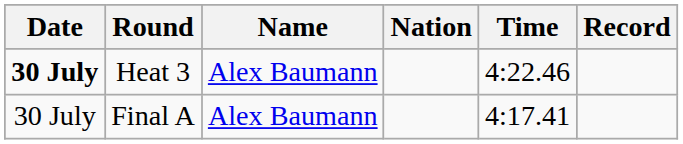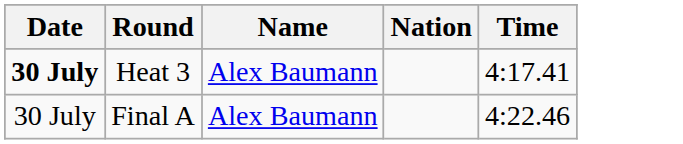- column: (627, 26)
(528, 71) 4:22.46 -> (528, 71) 4:17.41
(528, 116) 4:17.41 -> (528, 116) 4:22.46
